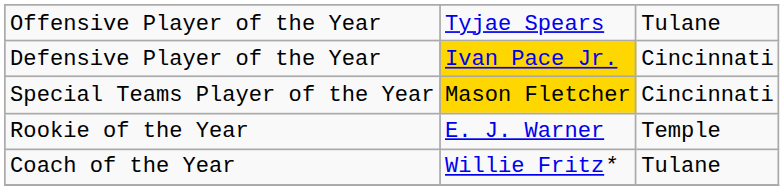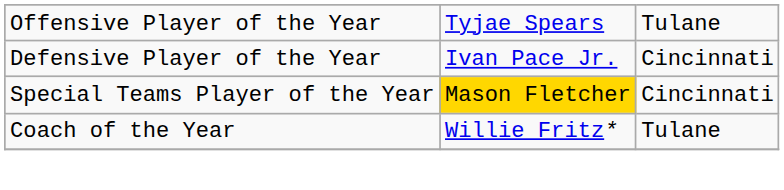(531, 59) gold background -> (531, 59) no background
- row: (129, 131)
